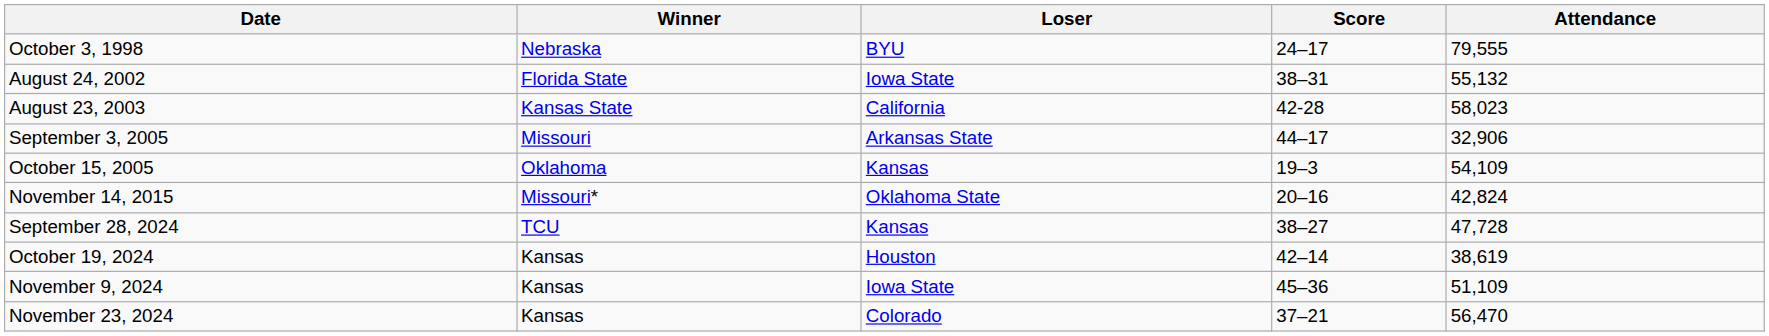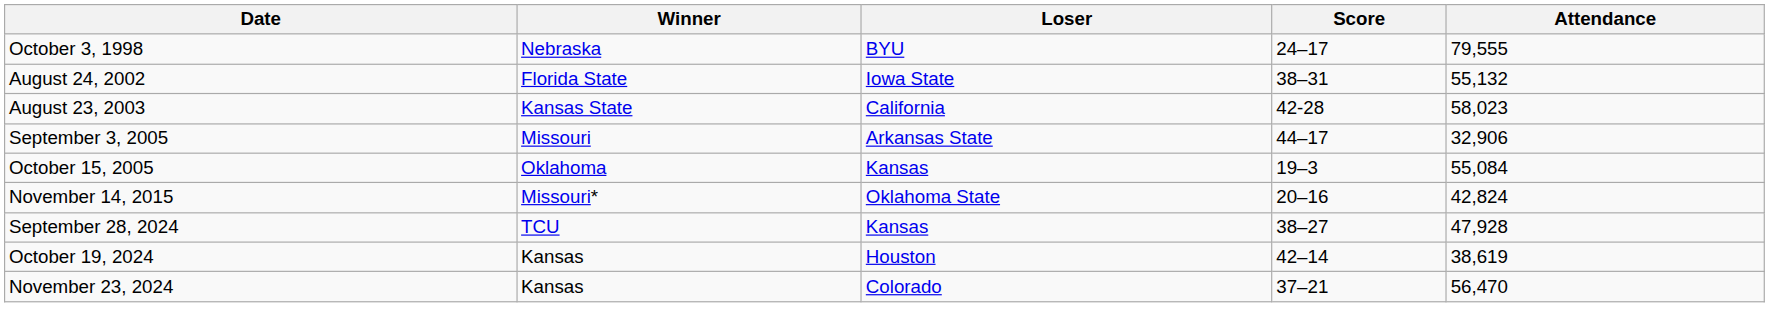(1479, 167) 54,109 -> (1479, 167) 55,084
(1479, 227) 47,728 -> (1479, 227) 47,928
- row: (86, 286)
